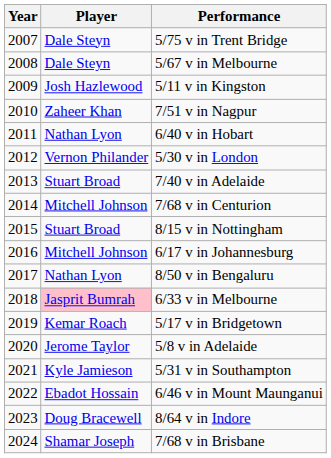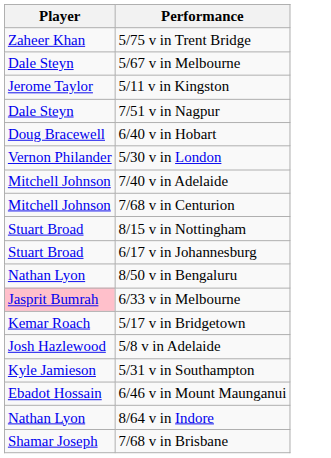- column: (23, 16)
(77, 39) Dale Steyn -> (47, 39) Zaheer Khan
(93, 87) Josh Hazlewood -> (50, 87) Jerome Taylor
(83, 110) Zaheer Khan -> (41, 110) Dale Steyn
(83, 134) Nathan Lyon -> (56, 134) Doug Bracewell
(82, 181) Stuart Broad -> (59, 181) Mitchell Johnson
(96, 252) Mitchell Johnson -> (46, 252) Stuart Broad
(87, 346) Jerome Taylor -> (57, 346) Josh Hazlewood
(93, 417) Doug Bracewell -> (47, 417) Nathan Lyon
